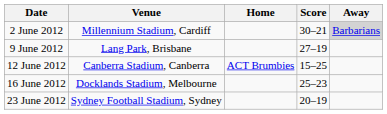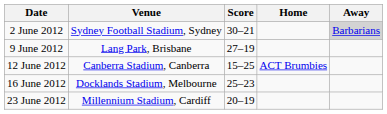columns swapped: (261, 13) <-> (313, 13)
(146, 30) Millennium Stadium, Cardiff -> (146, 30) Sydney Football Stadium, Sydney
(146, 100) Sydney Football Stadium, Sydney -> (146, 100) Millennium Stadium, Cardiff
